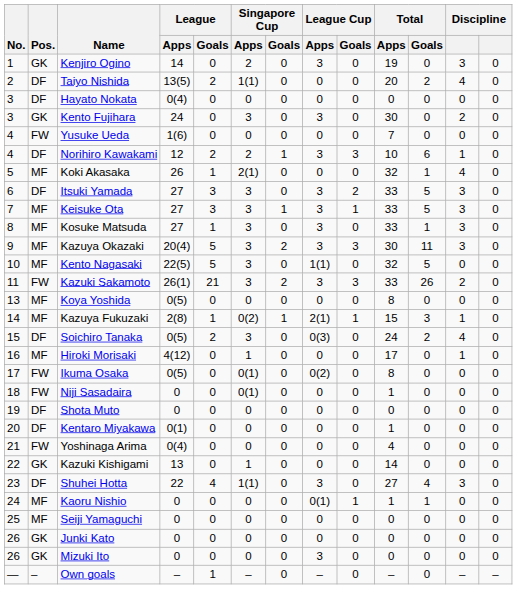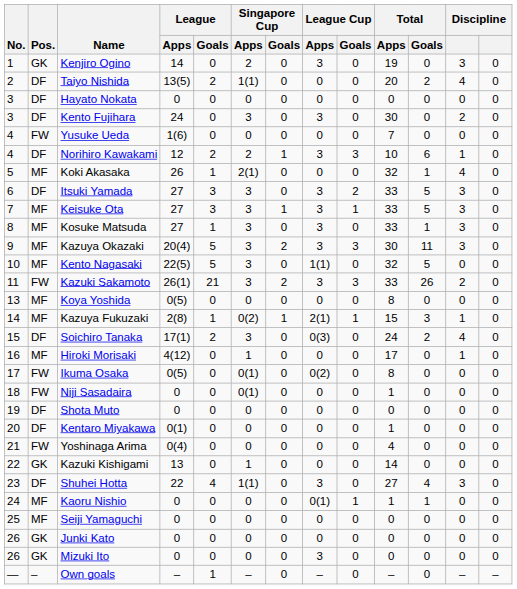(177, 99) 0(4) -> (177, 99) 0
(39, 117) GK -> (39, 117) DF
(177, 337) 0(5) -> (177, 337) 17(1)
